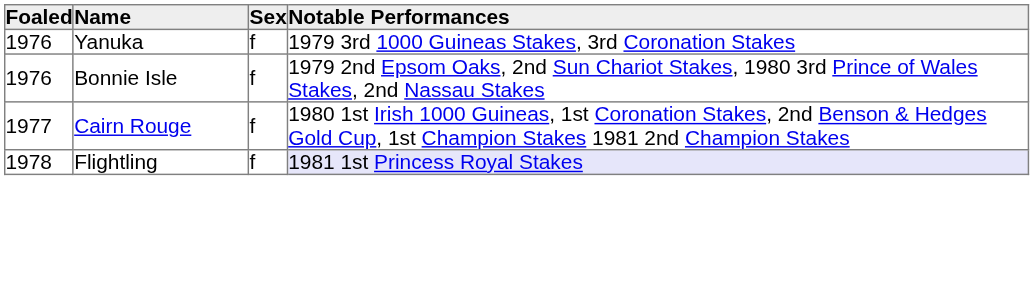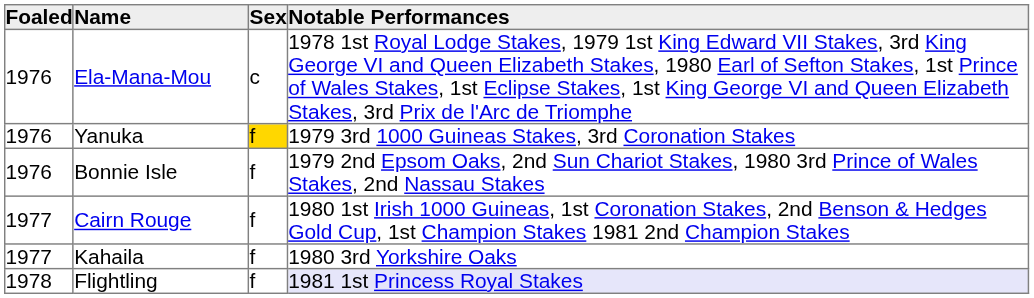+ row: (143, 77)
(253, 42) no background -> (253, 136) gold background
+ row: (109, 256)
